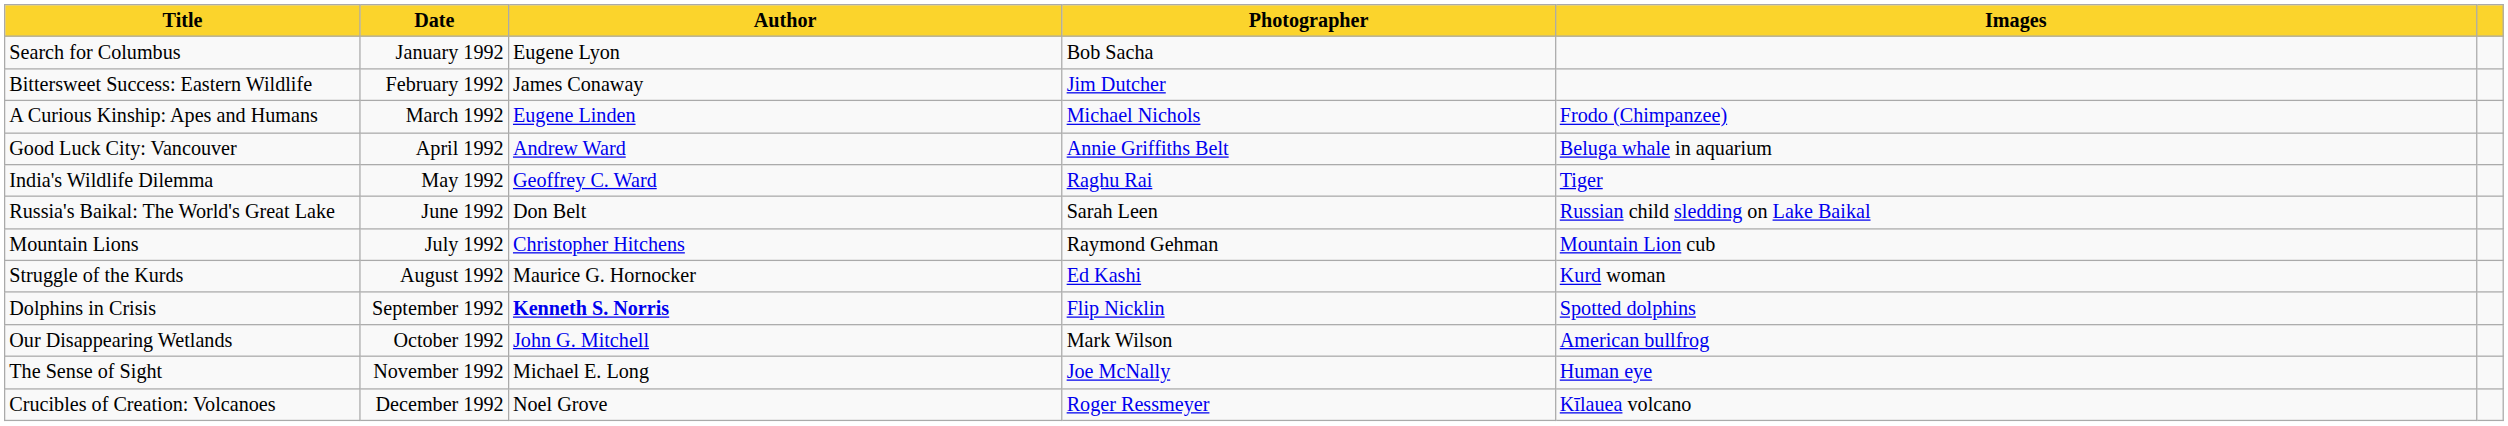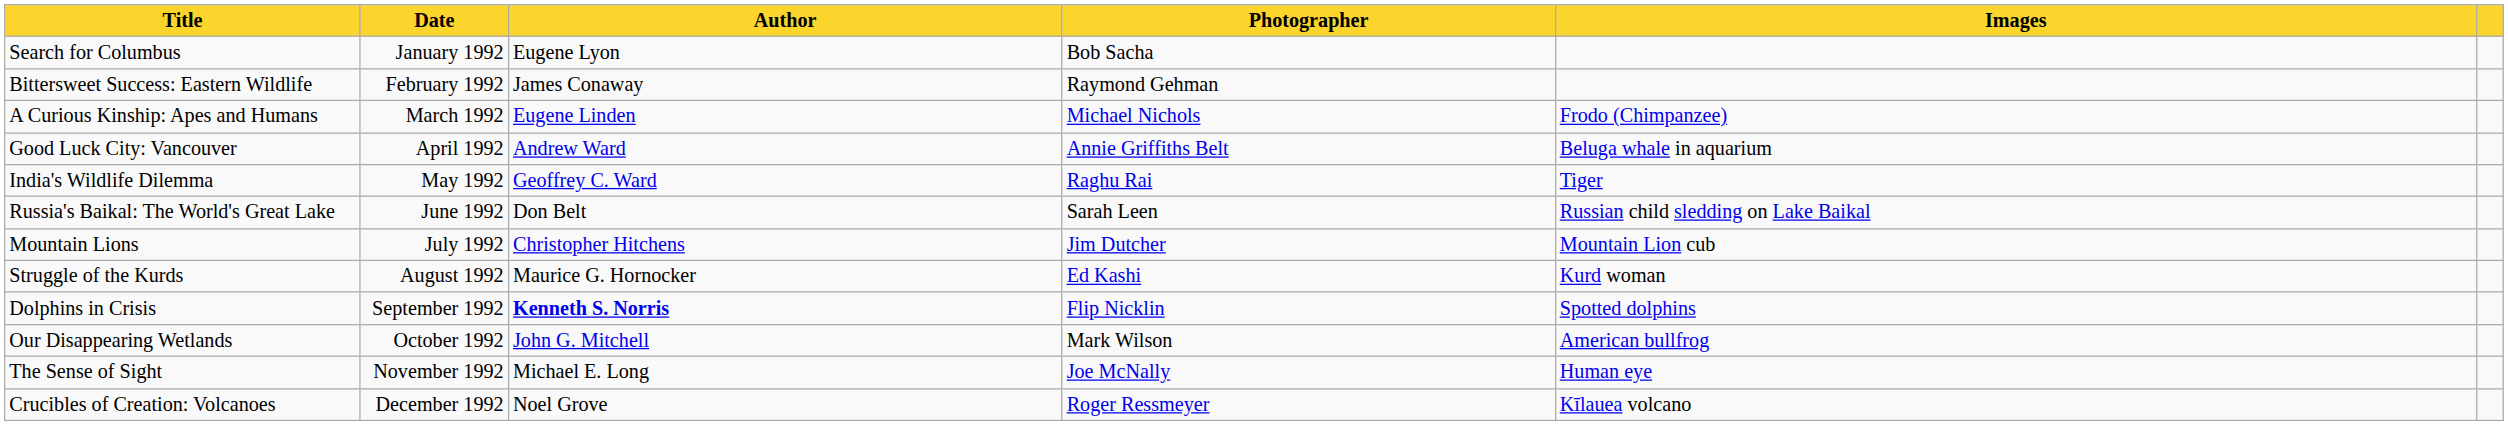(1116, 84) Jim Dutcher -> (1143, 84) Raymond Gehman
(1143, 244) Raymond Gehman -> (1116, 244) Jim Dutcher
